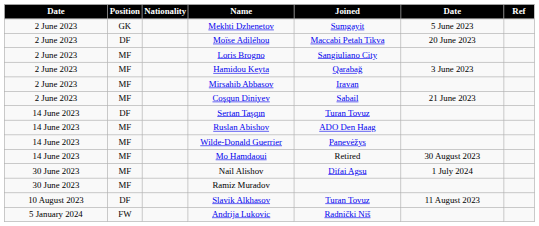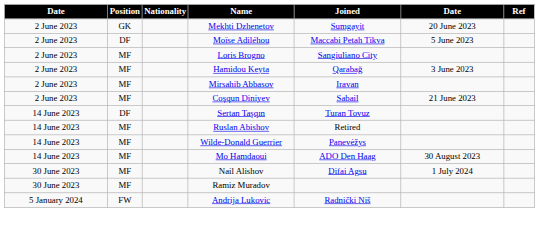(452, 26) 5 June 2023 -> (452, 26) 20 June 2023
(452, 41) 20 June 2023 -> (452, 41) 5 June 2023
(347, 128) ADO Den Haag -> (347, 128) Retired
(347, 157) Retired -> (347, 157) ADO Den Haag
- row: (241, 200)
